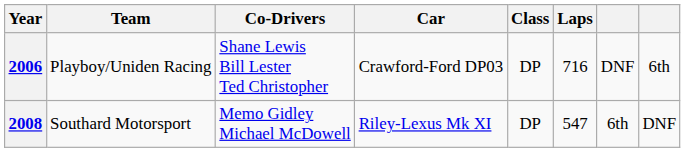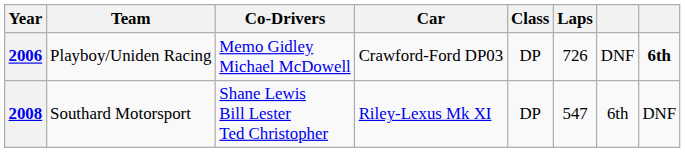(274, 66) Shane Lewis Bill Lester Ted Christopher -> (285, 56) Memo Gidley Michael McDowell
(575, 66) 716 -> (575, 56) 726
(659, 66) normal -> (659, 56) bold
(285, 124) Memo Gidley Michael McDowell -> (274, 114) Shane Lewis Bill Lester Ted Christopher
